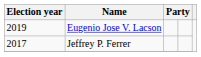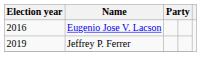(17, 28) 2019 -> (17, 28) 2016
(17, 43) 2017 -> (17, 43) 2019
